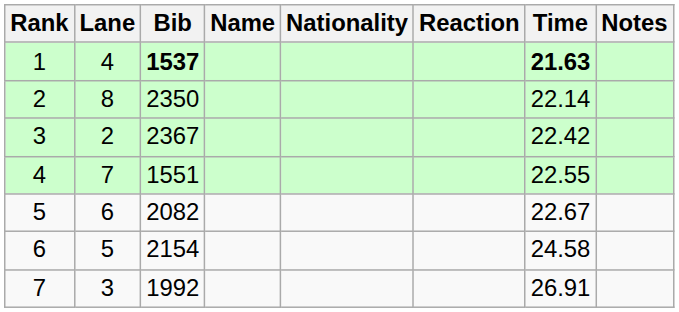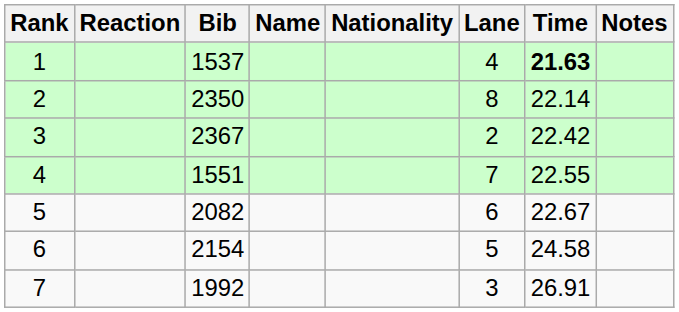columns swapped: (107, 23) <-> (469, 23)
(173, 61) bold -> (218, 61) normal
